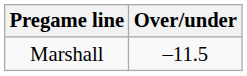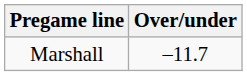(185, 53) –11.5 -> (185, 53) –11.7
